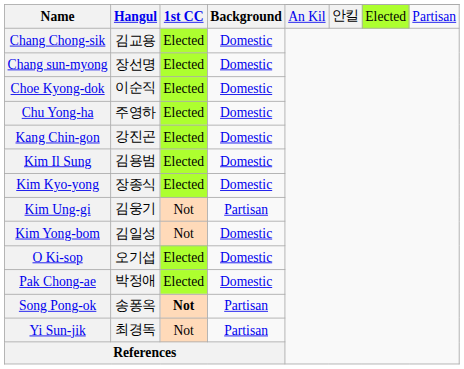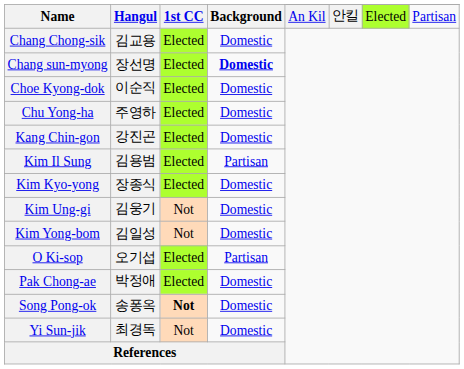(246, 64) normal -> (246, 64) bold
(246, 161) Domestic -> (246, 161) Partisan
(246, 209) Partisan -> (246, 209) Domestic
(246, 257) Domestic -> (246, 257) Partisan
(246, 305) Partisan -> (246, 305) Domestic
(246, 330) Partisan -> (246, 330) Domestic
